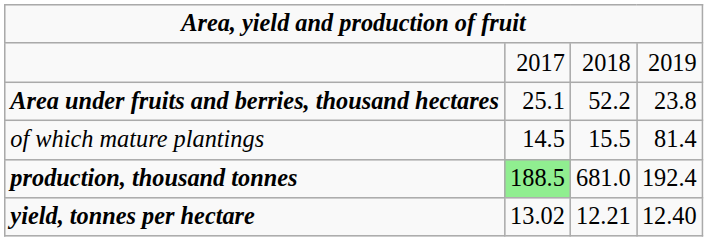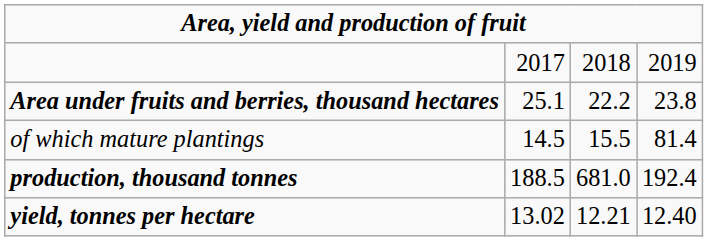(609, 100) 52.2 -> (609, 100) 22.2
(537, 178) lightgreen background -> (537, 178) no background
